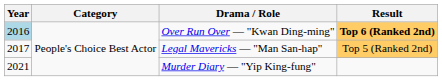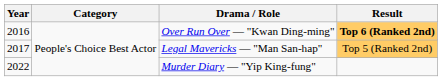(18, 31) lightblue background -> (18, 31) no background
(18, 66) 2021 -> (18, 66) 2022
